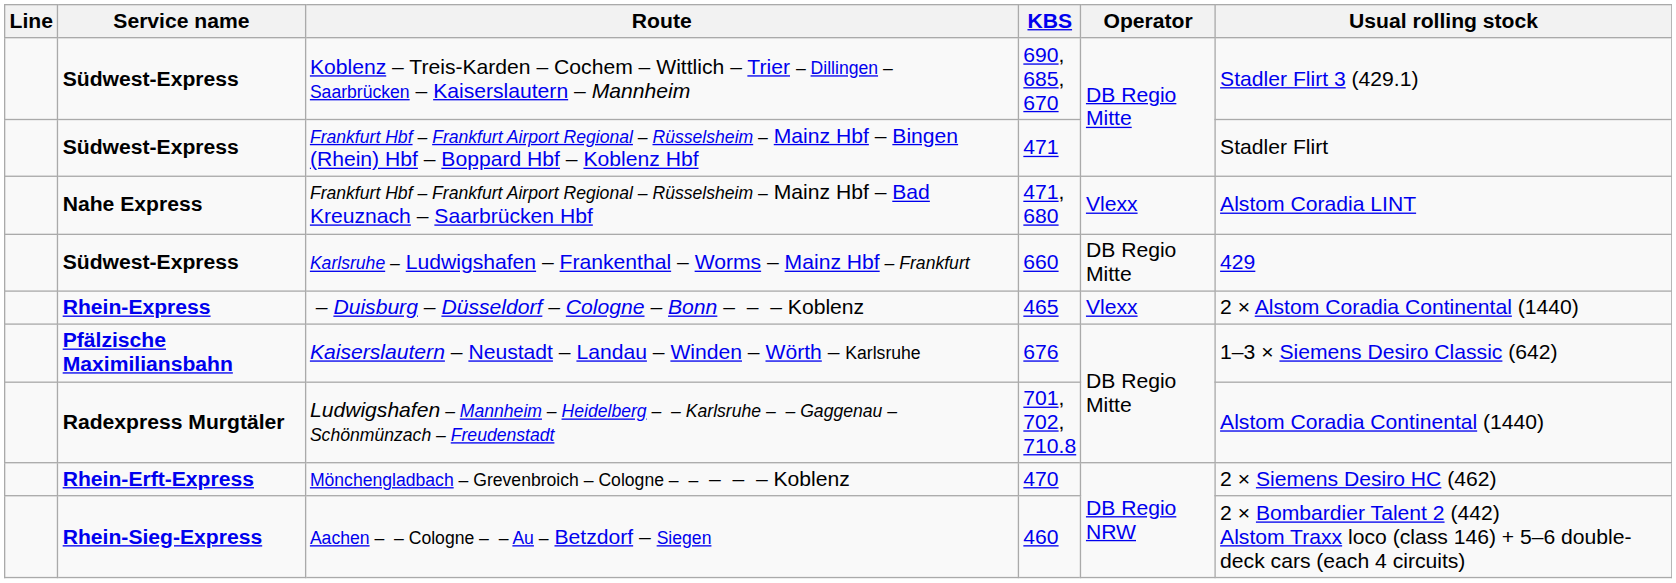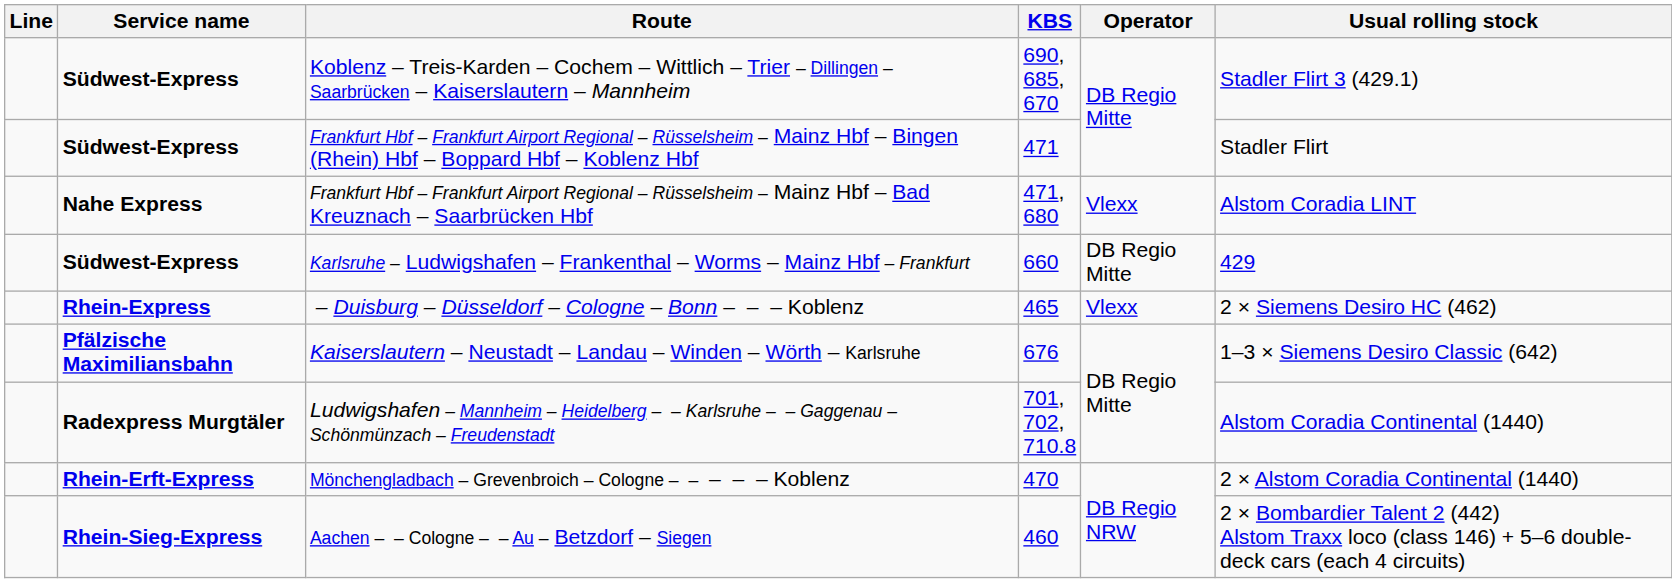(1399, 307) 2 × Alstom Coradia Continental (1440) -> (1358, 307) 2 × Siemens Desiro HC (462)
(1358, 479) 2 × Siemens Desiro HC (462) -> (1399, 479) 2 × Alstom Coradia Continental (1440)
